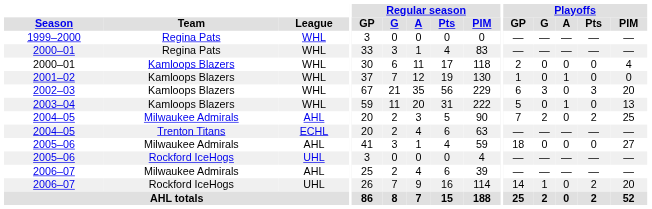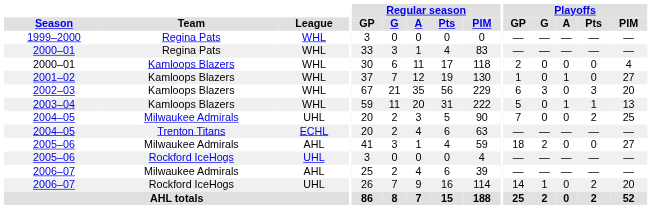(629, 77) 0 -> (629, 77) 27
(594, 104) 0 -> (594, 104) 1
(314, 118) AHL -> (314, 118) UHL
(544, 118) 2 -> (544, 118) 0
(544, 144) 0 -> (544, 144) 2
